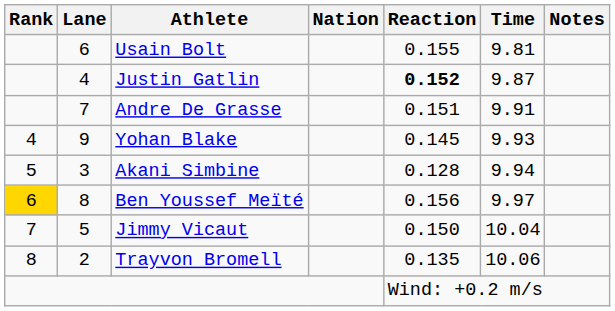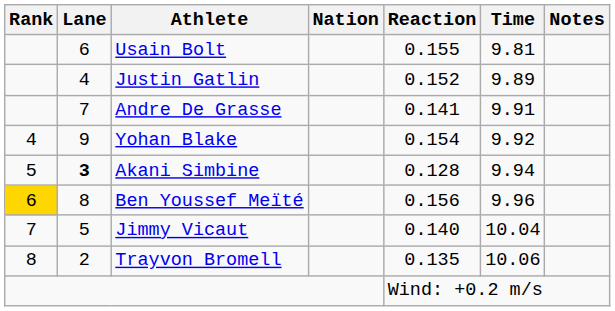(432, 80) bold -> (432, 80) normal
(513, 80) 9.87 -> (513, 80) 9.89
(432, 110) 0.151 -> (432, 110) 0.141
(432, 140) 0.145 -> (432, 140) 0.154
(513, 140) 9.93 -> (513, 140) 9.92
(84, 170) normal -> (84, 170) bold
(513, 200) 9.97 -> (513, 200) 9.96
(432, 230) 0.150 -> (432, 230) 0.140
